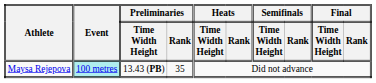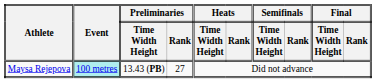(180, 69) 35 -> (180, 69) 27
